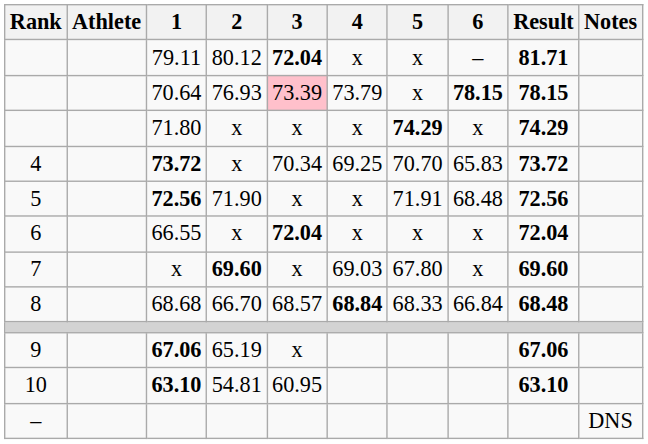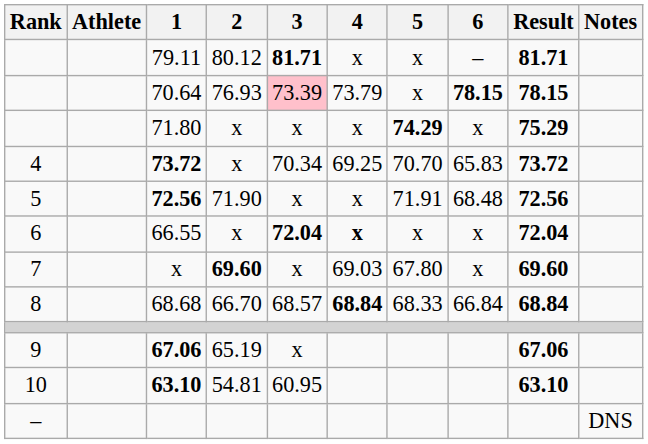(297, 57) 72.04 -> (297, 57) 81.71
(543, 127) 74.29 -> (543, 127) 75.29
(357, 233) normal -> (357, 233) bold
(543, 304) 68.48 -> (543, 304) 68.84
